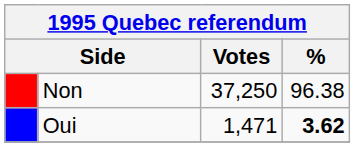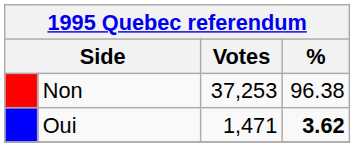(244, 91) 37,250 -> (244, 91) 37,253
